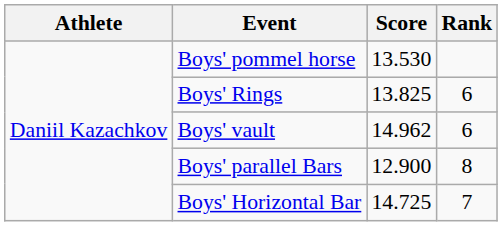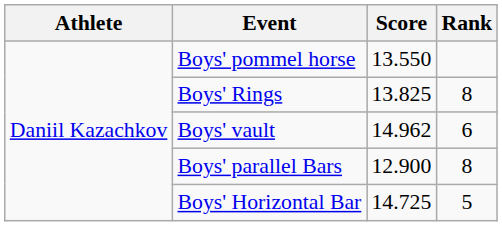(401, 58) 13.530 -> (401, 58) 13.550
(467, 94) 6 -> (467, 94) 8
(467, 202) 7 -> (467, 202) 5
